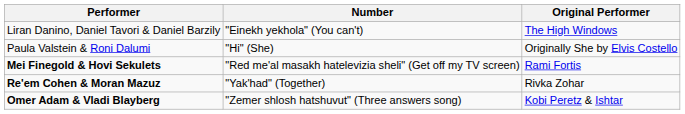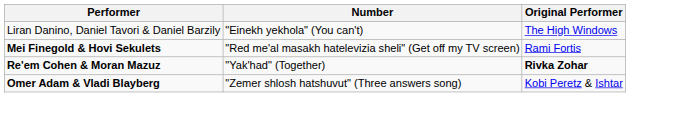- row: (79, 48)
(554, 83) normal -> (556, 65) bold
